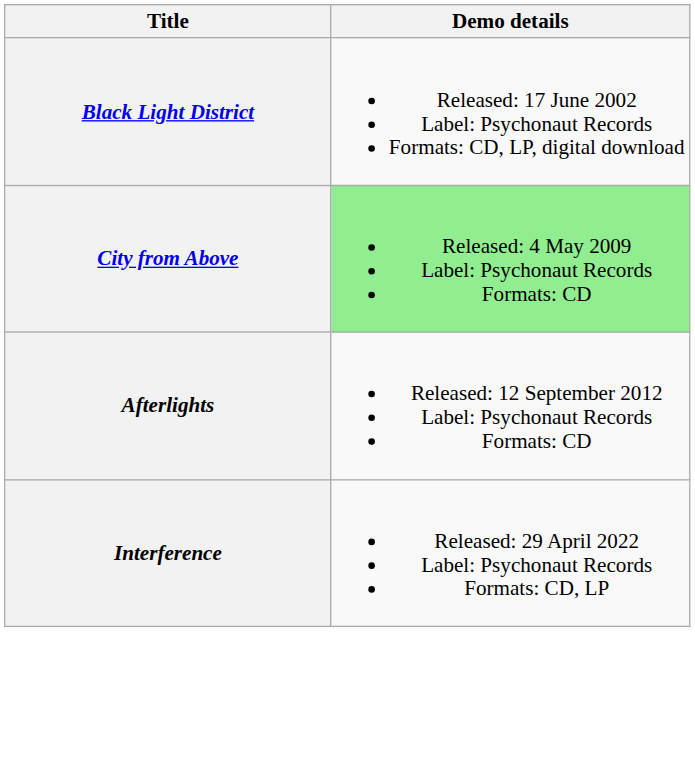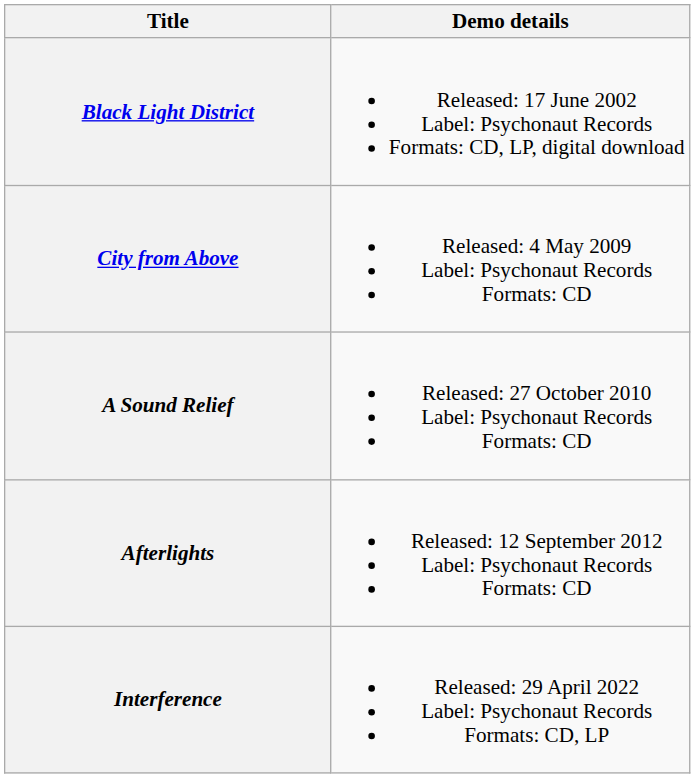(510, 271) lightgreen background -> (510, 271) no background
+ row: (168, 405)
